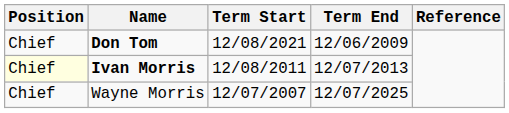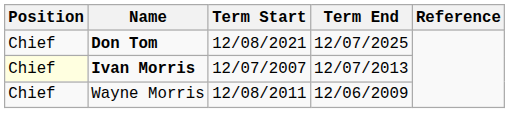(361, 43) 12/06/2009 -> (361, 43) 12/07/2025
(259, 69) 12/08/2011 -> (259, 69) 12/07/2007
(259, 94) 12/07/2007 -> (259, 94) 12/08/2011
(361, 94) 12/07/2025 -> (361, 94) 12/06/2009
